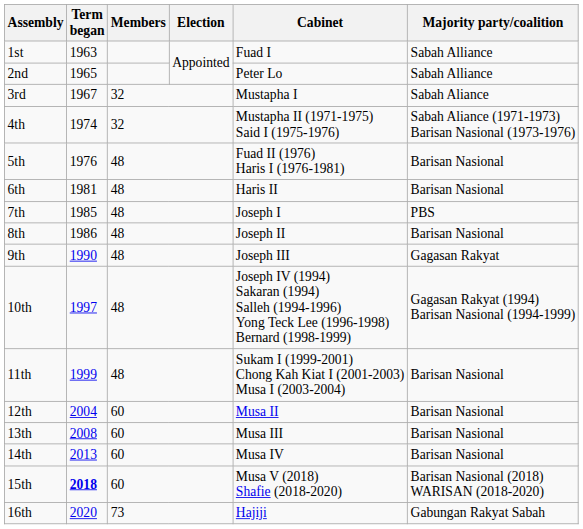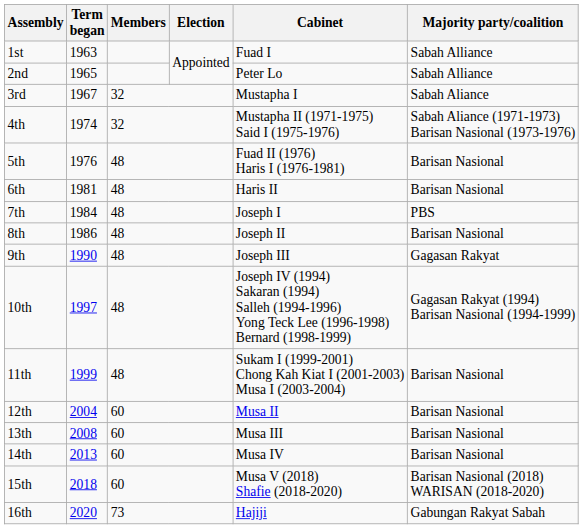(83, 212) 1985 -> (83, 212) 1984
(83, 484) bold -> (83, 484) normal
